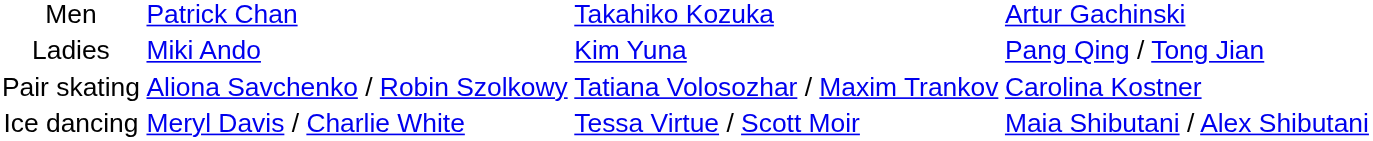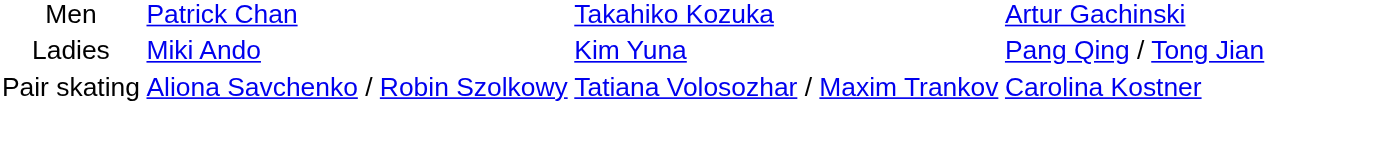- row: (71, 123)
